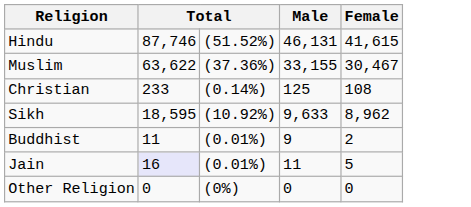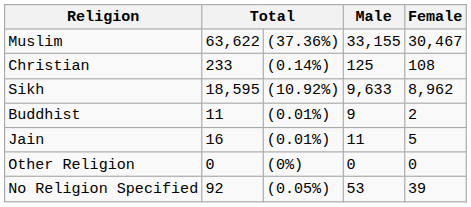- row: (31, 41)
(151, 164) lavender background -> (214, 140) no background
+ row: (103, 189)
